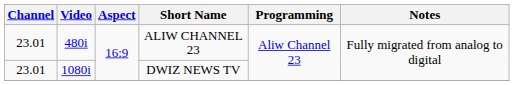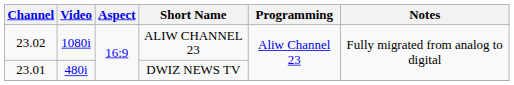(31, 42) 23.01 -> (31, 42) 23.02
(76, 42) 480i -> (76, 42) 1080i
(76, 70) 1080i -> (76, 70) 480i
